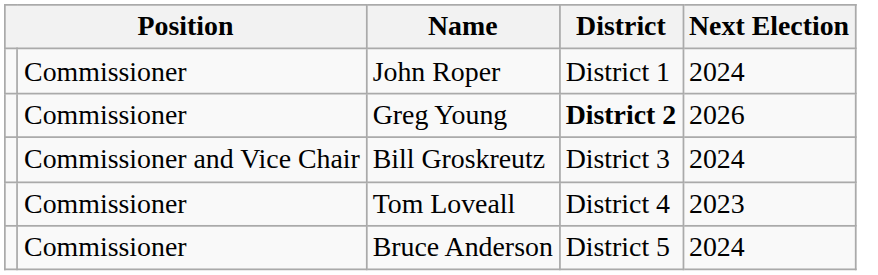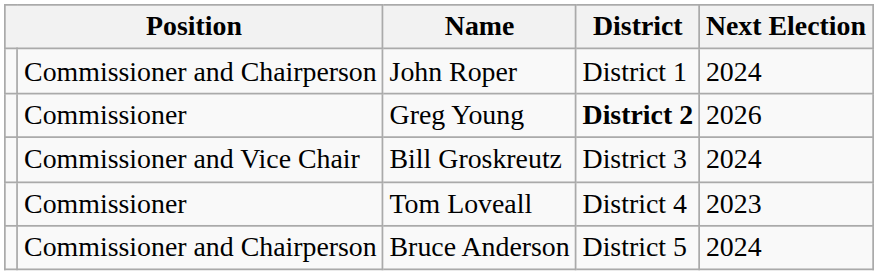(105, 70) Commissioner -> (200, 70) Commissioner and Chairperson
(105, 247) Commissioner -> (200, 247) Commissioner and Chairperson
